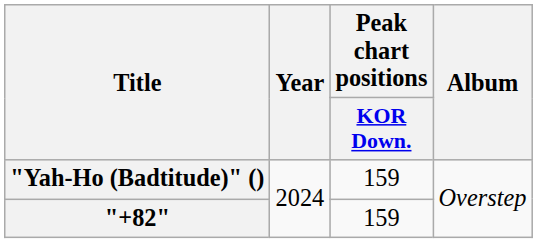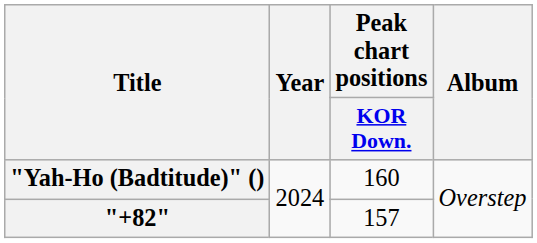(381, 179) 159 -> (381, 179) 160
(381, 217) 159 -> (381, 217) 157
